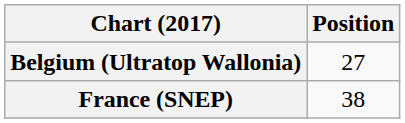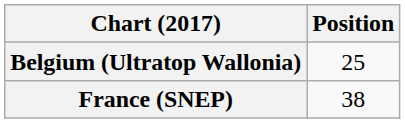(353, 61) 27 -> (353, 61) 25
